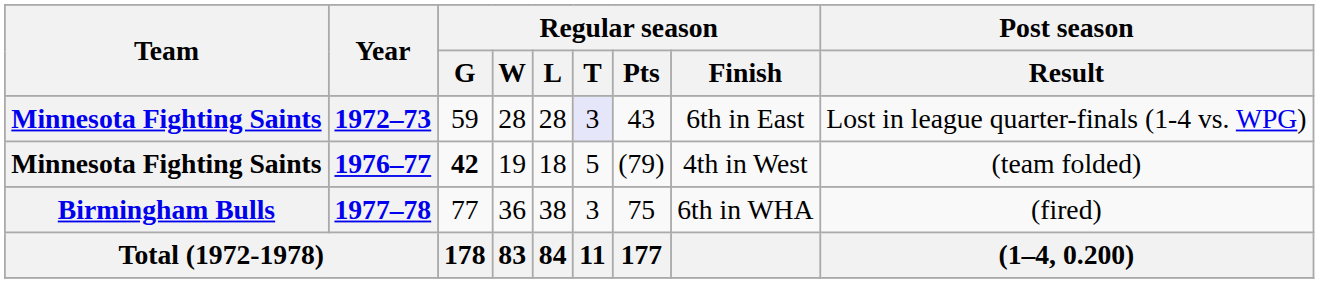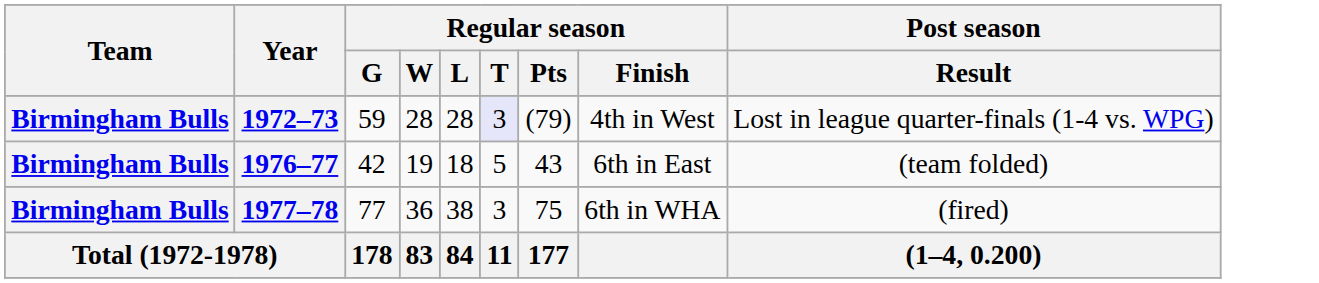(166, 118) Minnesota Fighting Saints -> (120, 118) Birmingham Bulls
(641, 118) 43 -> (548, 118) (79)
(745, 118) 6th in East -> (652, 118) 4th in West
(166, 164) Minnesota Fighting Saints -> (120, 164) Birmingham Bulls
(465, 164) bold -> (372, 164) normal
(641, 164) (79) -> (548, 164) 43
(745, 164) 4th in West -> (652, 164) 6th in East
